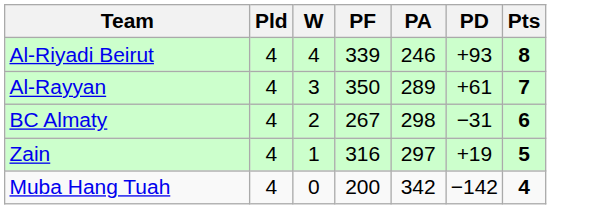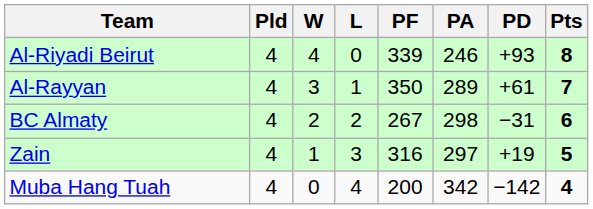+ column: (356, 21)
